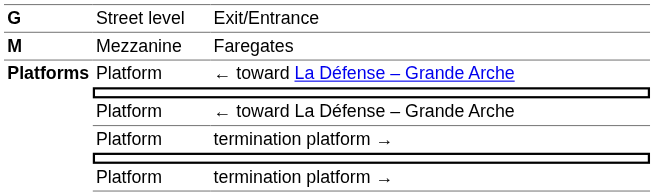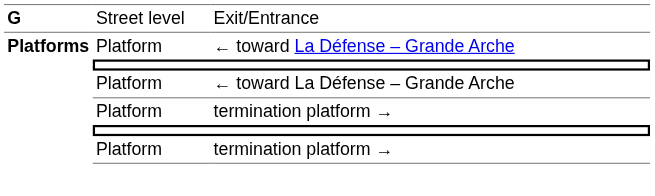- row: (139, 46)
